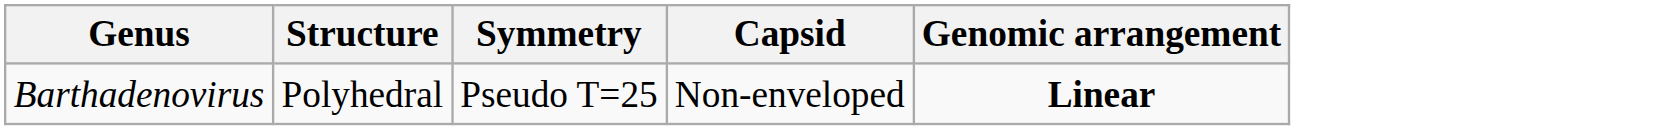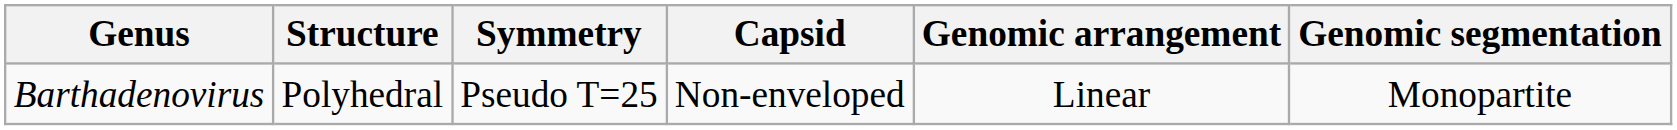+ column: (1480, 34)
(1102, 93) bold -> (1102, 93) normal
